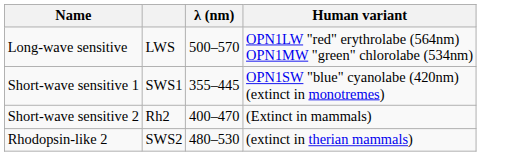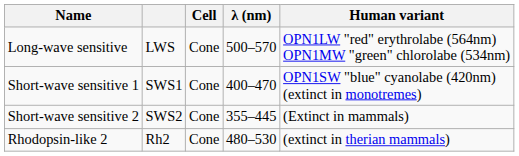+ column: (204, 15)
(214, 85) 355–445 -> (251, 85) 400–470
(158, 116) Rh2 -> (164, 116) SWS2
(214, 116) 400–470 -> (251, 116) 355–445
(164, 139) SWS2 -> (158, 139) Rh2
